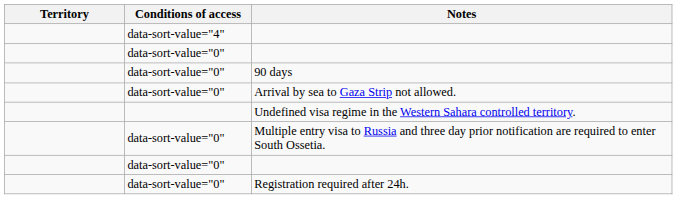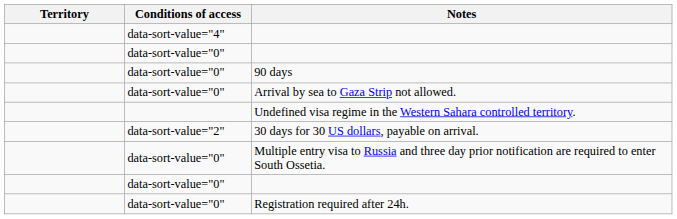+ row: (176, 131)
